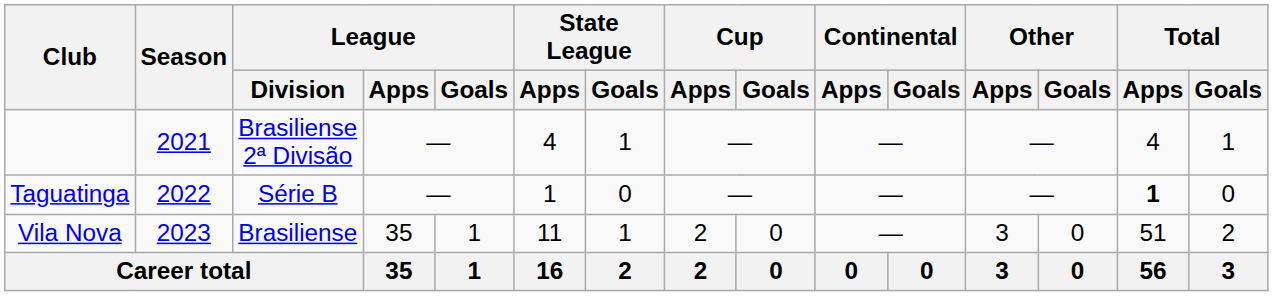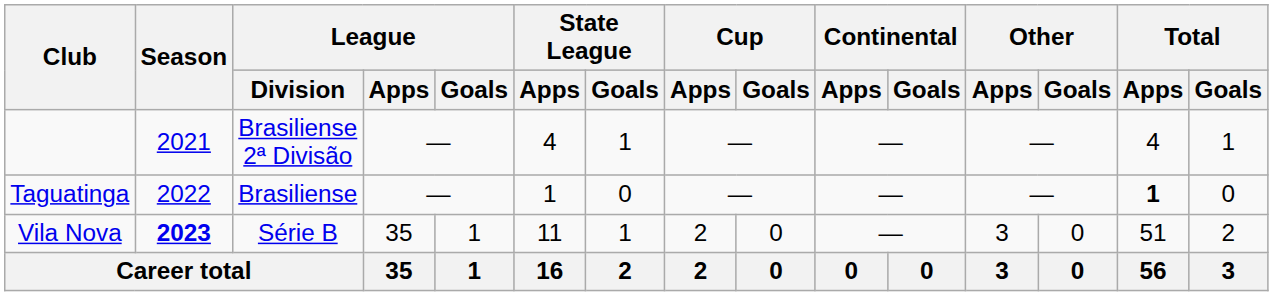(298, 194) Série B -> (298, 194) Brasiliense
(184, 232) normal -> (184, 232) bold
(298, 232) Brasiliense -> (298, 232) Série B
